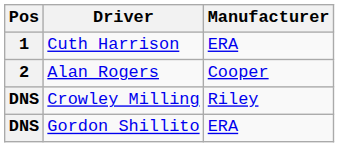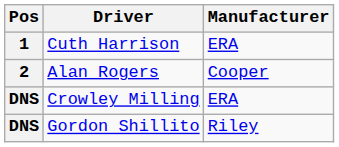(233, 101) Riley -> (223, 101) ERA
(223, 128) ERA -> (233, 128) Riley
